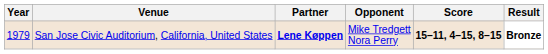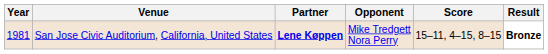(18, 35) 1979 -> (18, 35) 1981
(458, 35) bold -> (458, 35) normal
